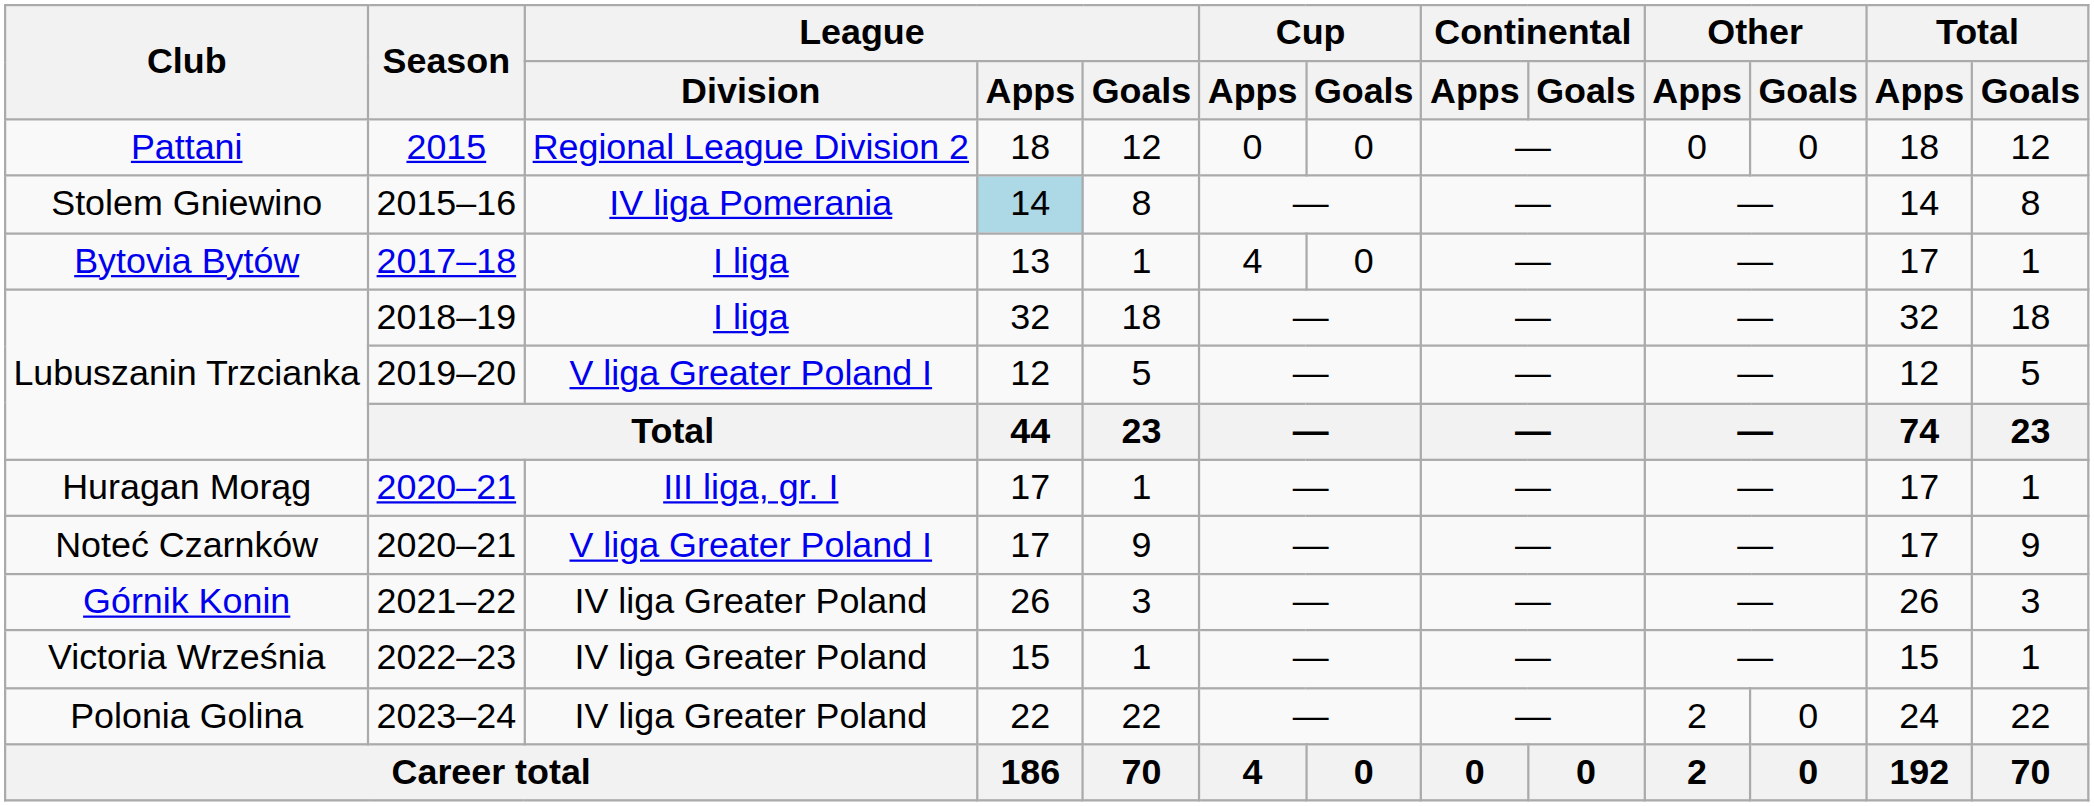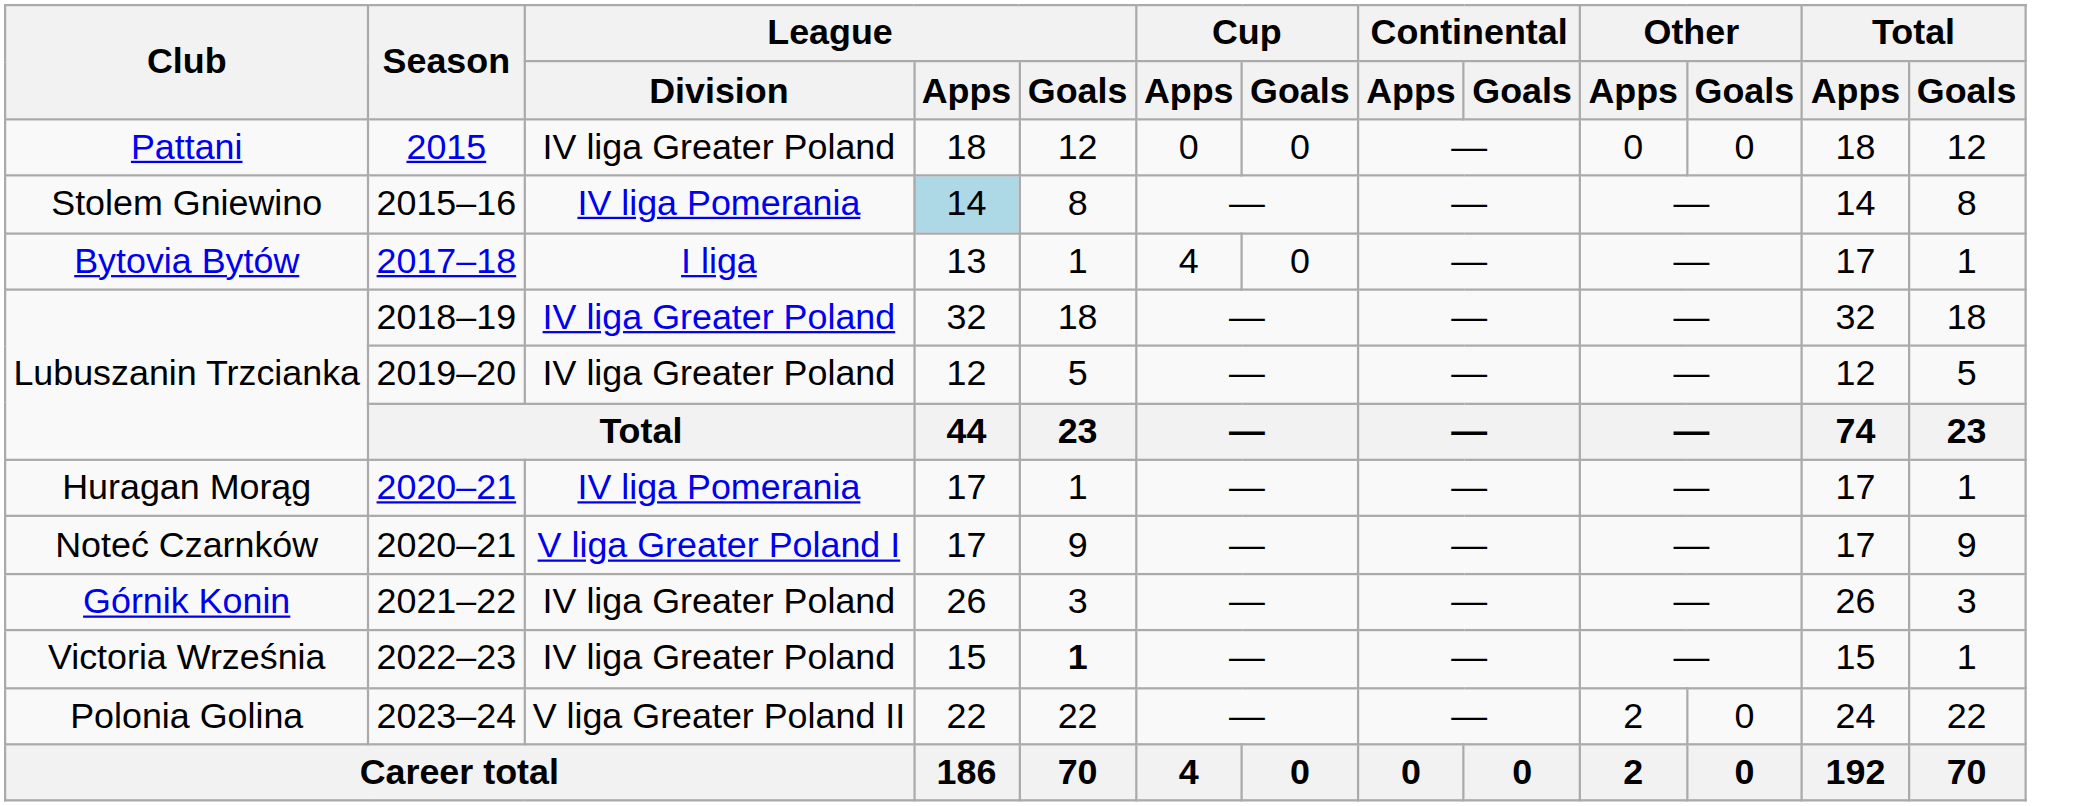(751, 146) Regional League Division 2 -> (719, 146) IV liga Greater Poland
(751, 317) I liga -> (719, 317) IV liga Greater Poland
(751, 373) V liga Greater Poland I -> (719, 373) IV liga Greater Poland
(751, 487) III liga, gr. I -> (719, 487) IV liga Pomerania
(1141, 658) normal -> (1078, 658) bold
(751, 714) IV liga Greater Poland -> (719, 714) V liga Greater Poland II
